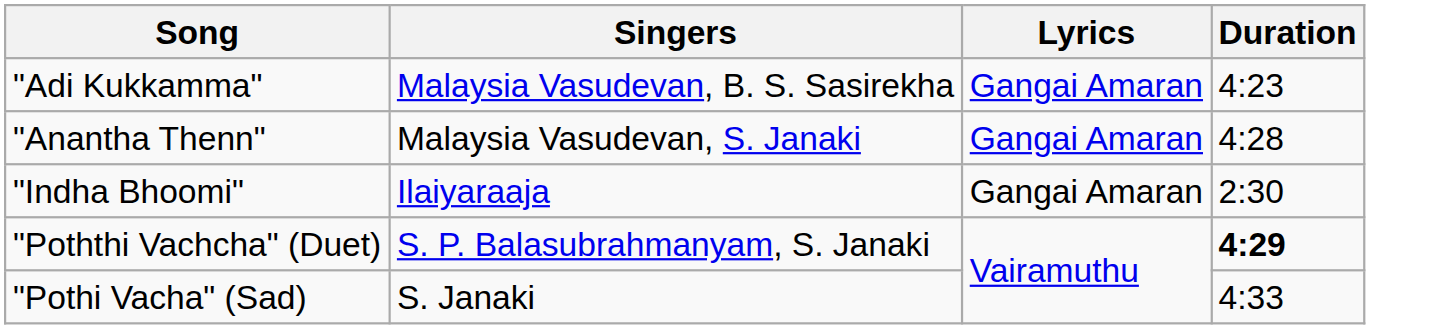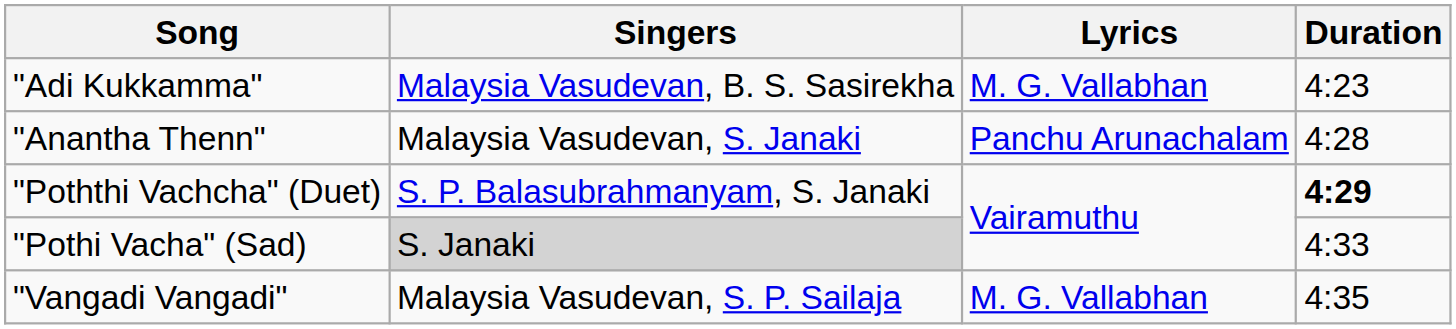(1086, 85) Gangai Amaran -> (1089, 85) M. G. Vallabhan
(1086, 138) Gangai Amaran -> (1129, 138) Panchu Arunachalam
- row: (128, 191)
(466, 298) no background -> (466, 245) lightgrey background
+ row: (150, 298)
